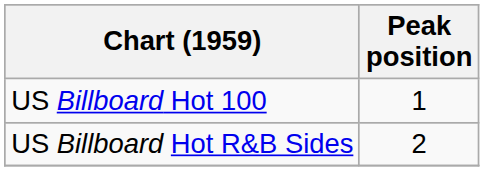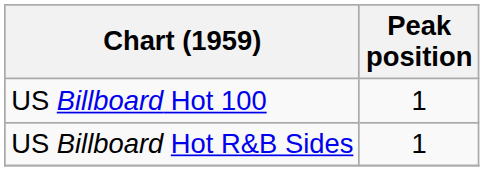(419, 143) 2 -> (419, 143) 1
